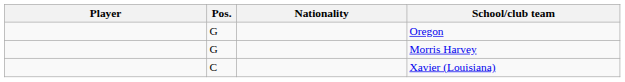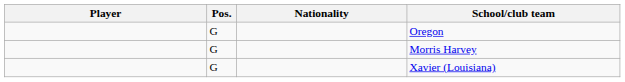(213, 67) C -> (213, 67) G
